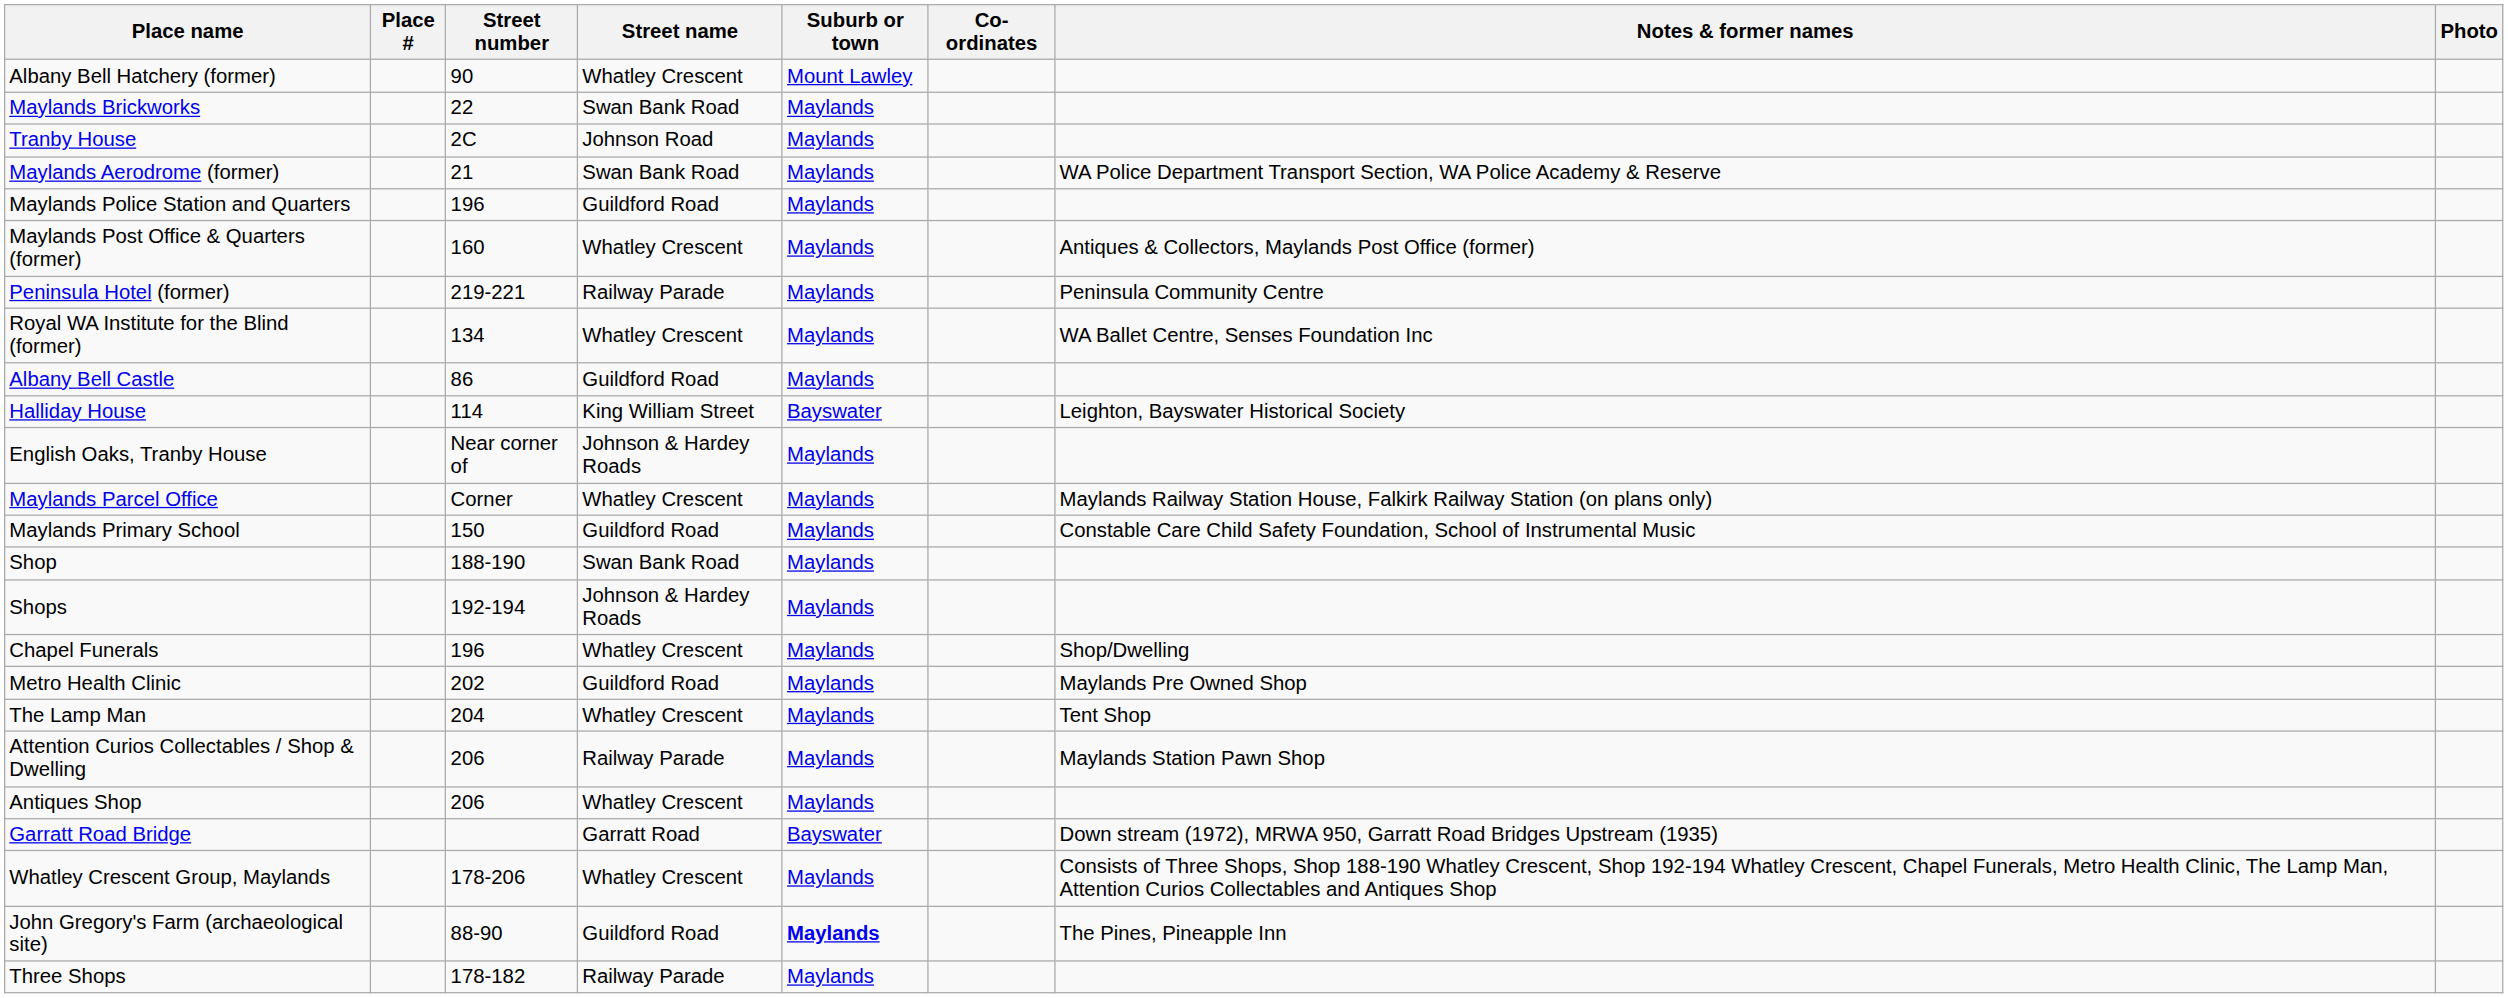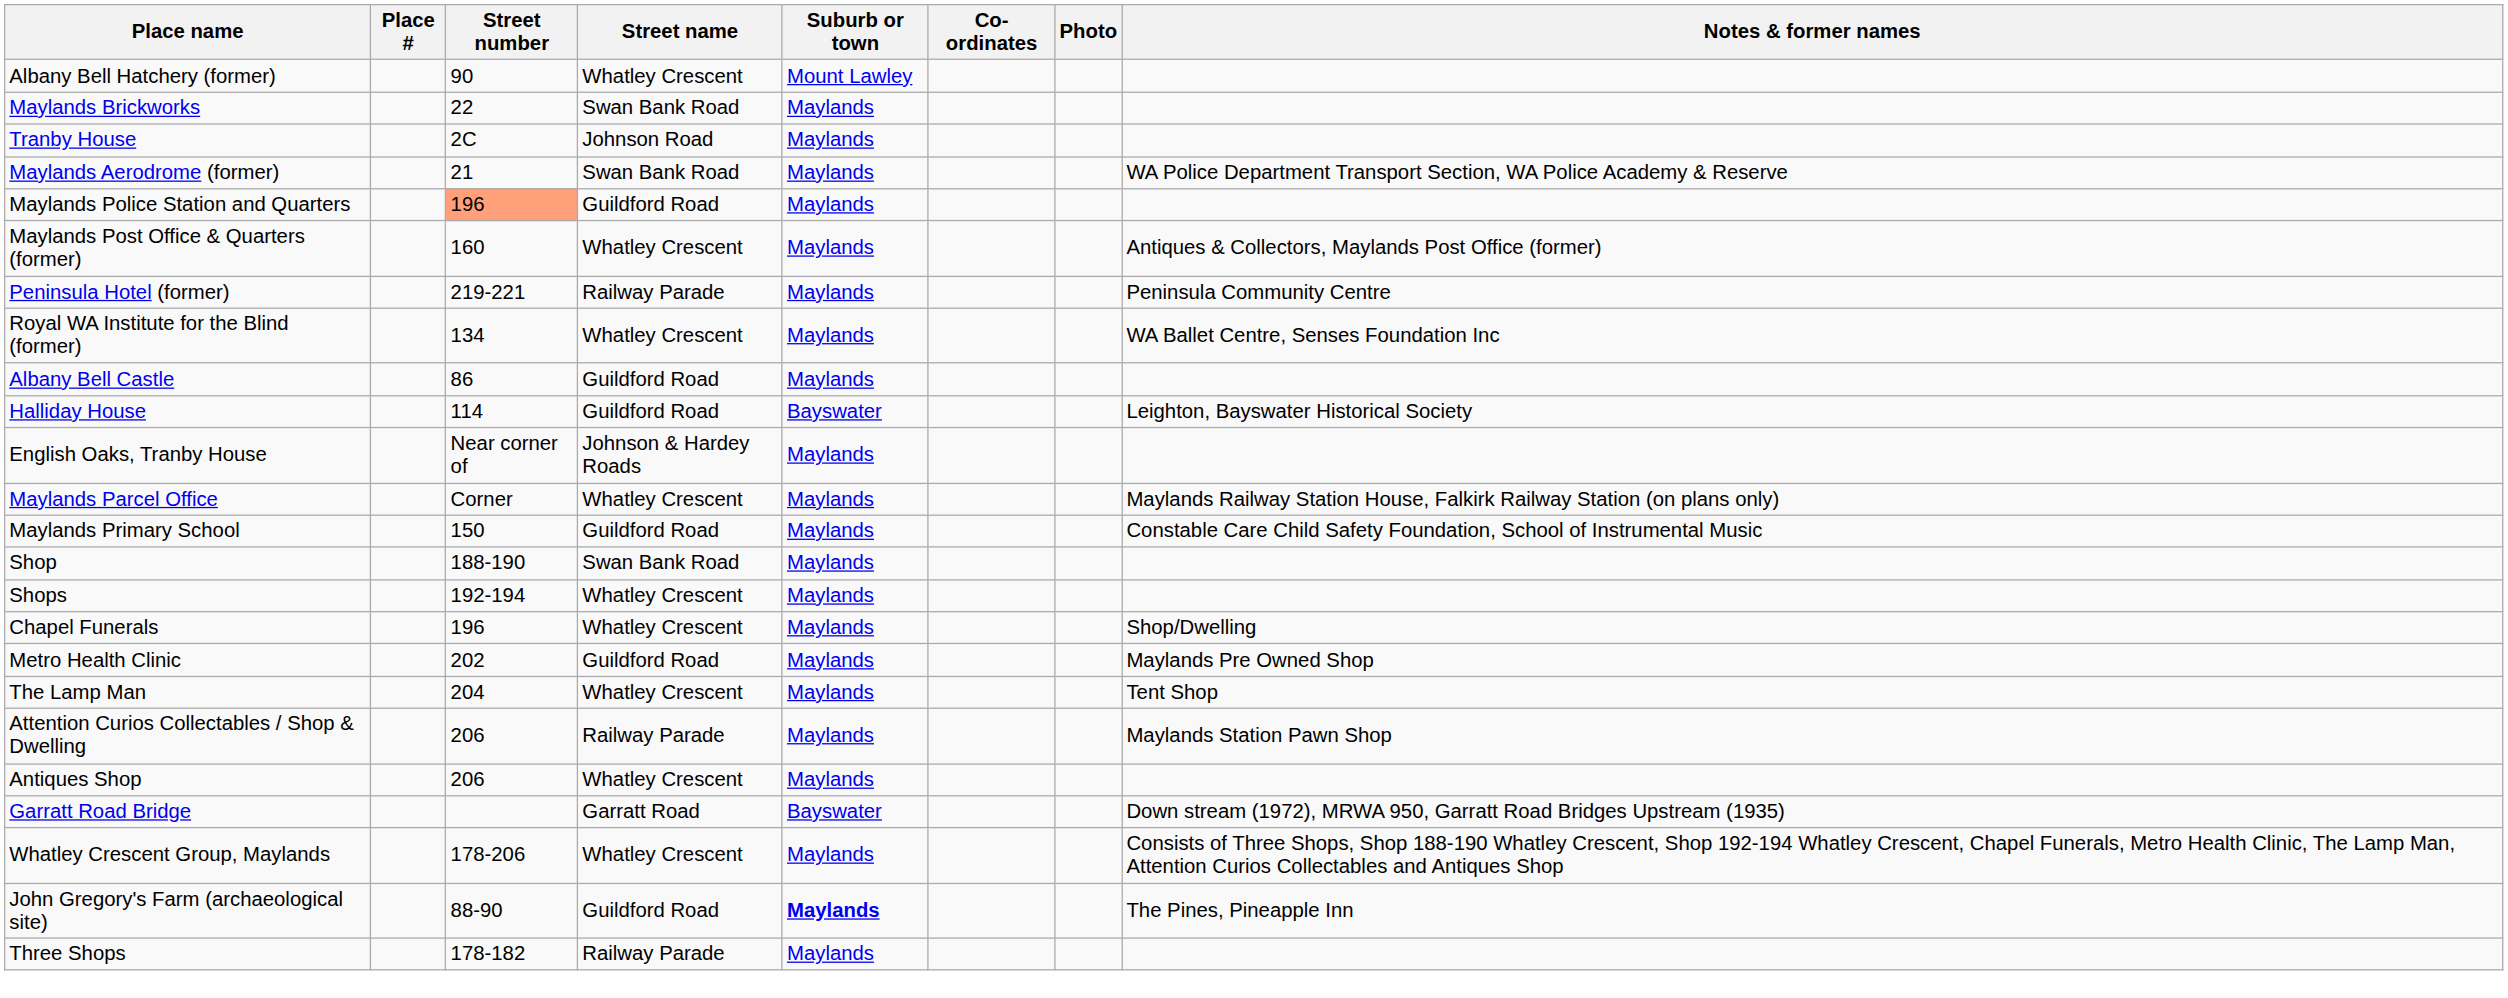columns swapped: (1745, 32) <-> (2469, 32)
(468, 204) no background -> (468, 204) lightsalmon background
(668, 411) King William Street -> (651, 411) Guildford Road
(666, 606) Johnson & Hardey Roads -> (663, 595) Whatley Crescent
